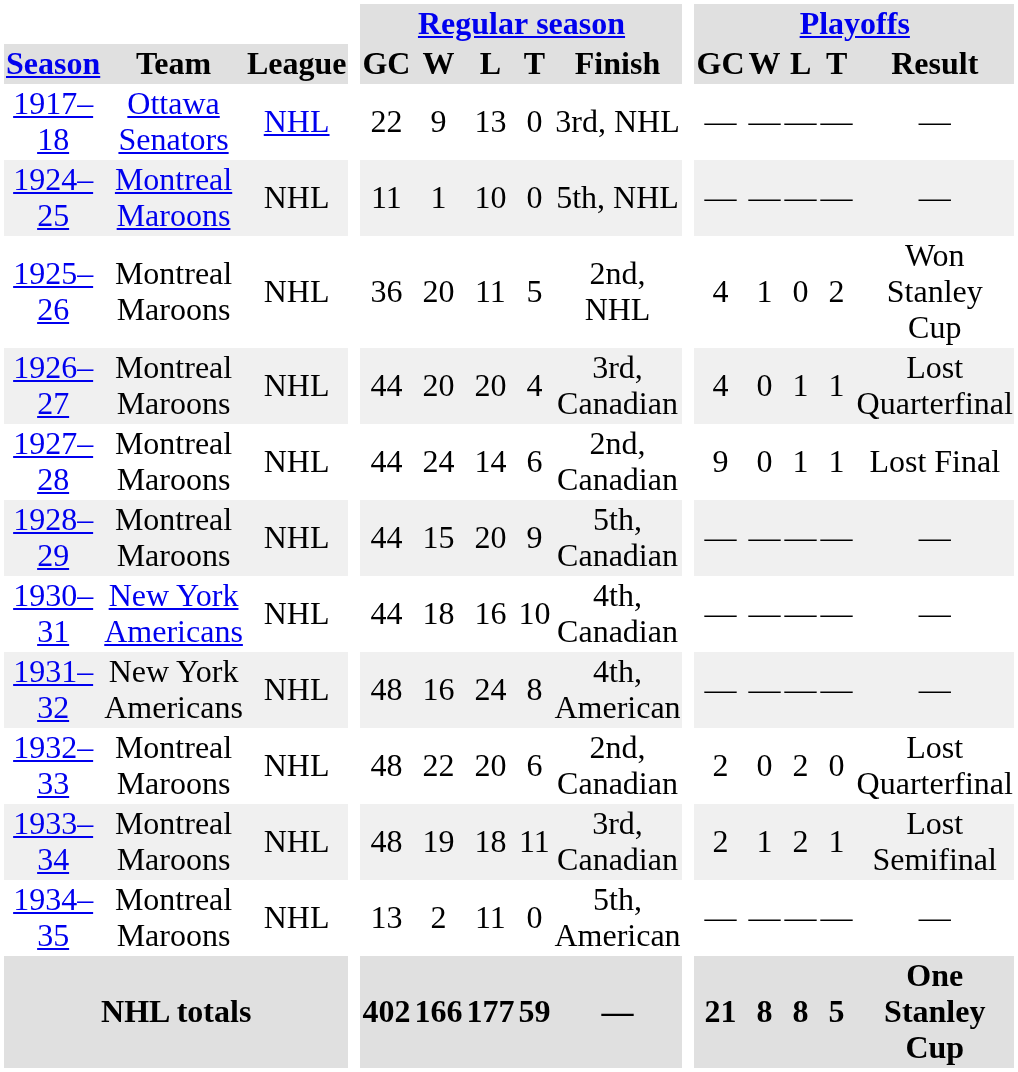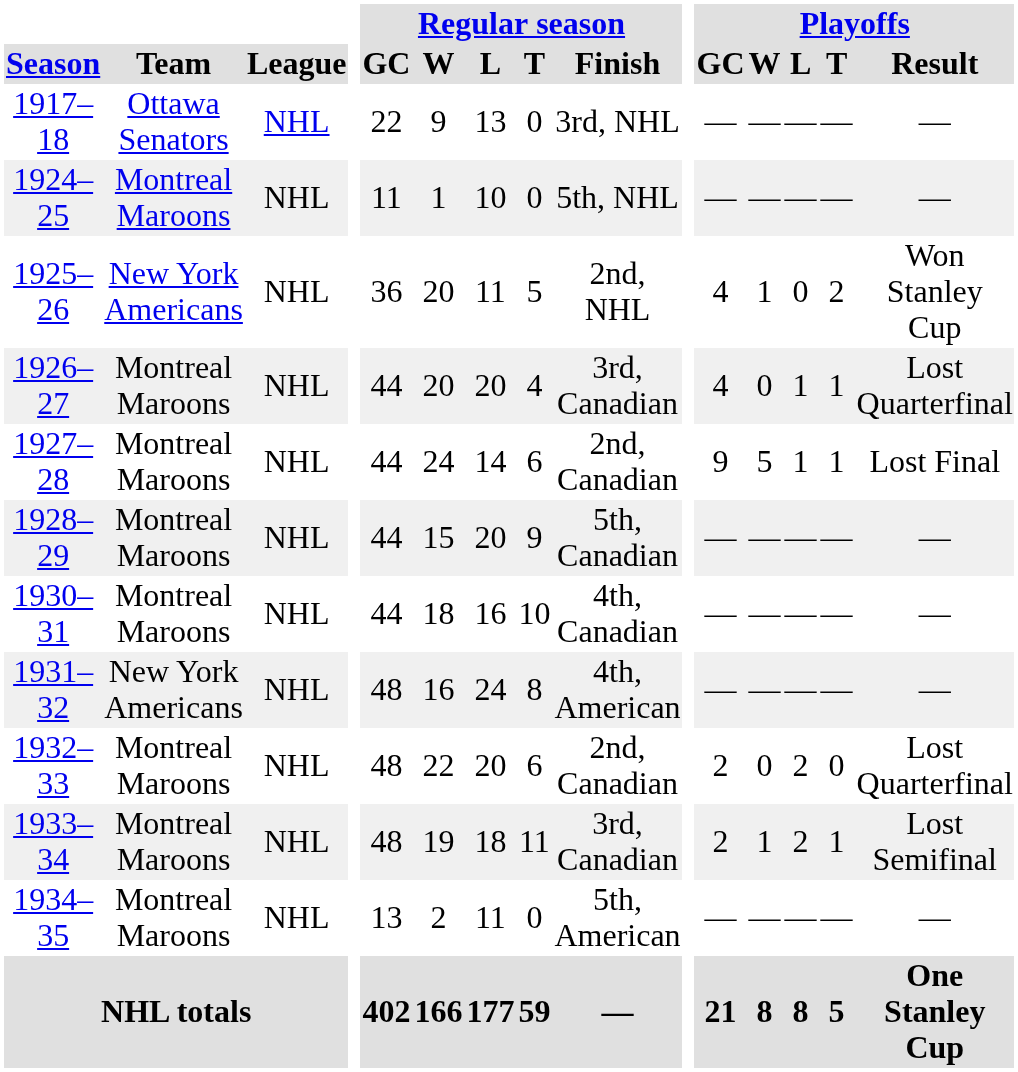(174, 291) Montreal Maroons -> (174, 291) New York Americans
(765, 461) 0 -> (765, 461) 5
(174, 613) New York Americans -> (174, 613) Montreal Maroons
